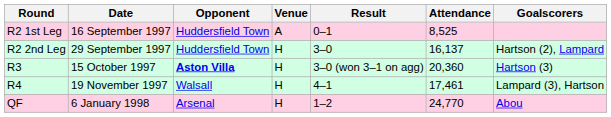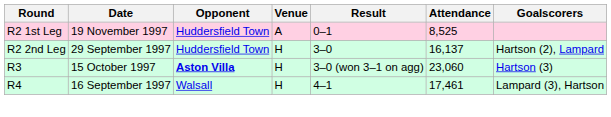(121, 31) 16 September 1997 -> (119, 31) 19 November 1997
(446, 67) 20,360 -> (446, 67) 23,060
(119, 85) 19 November 1997 -> (121, 85) 16 September 1997
- row: (15, 103)
